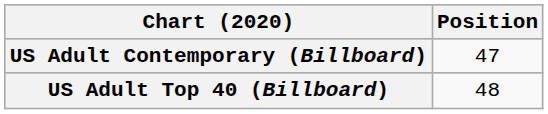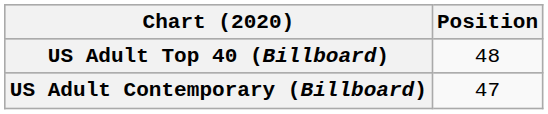rows swapped: (218, 56) <-> (218, 91)
